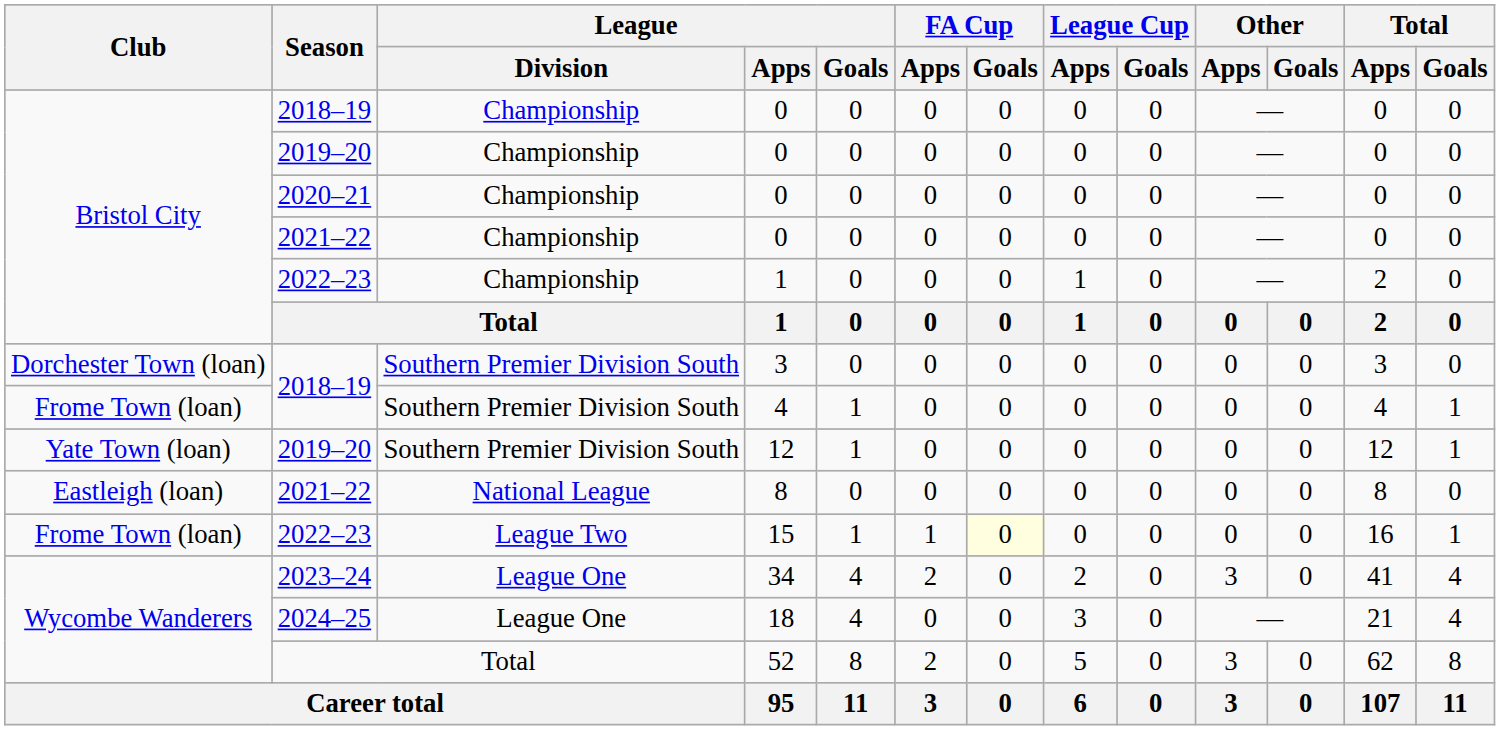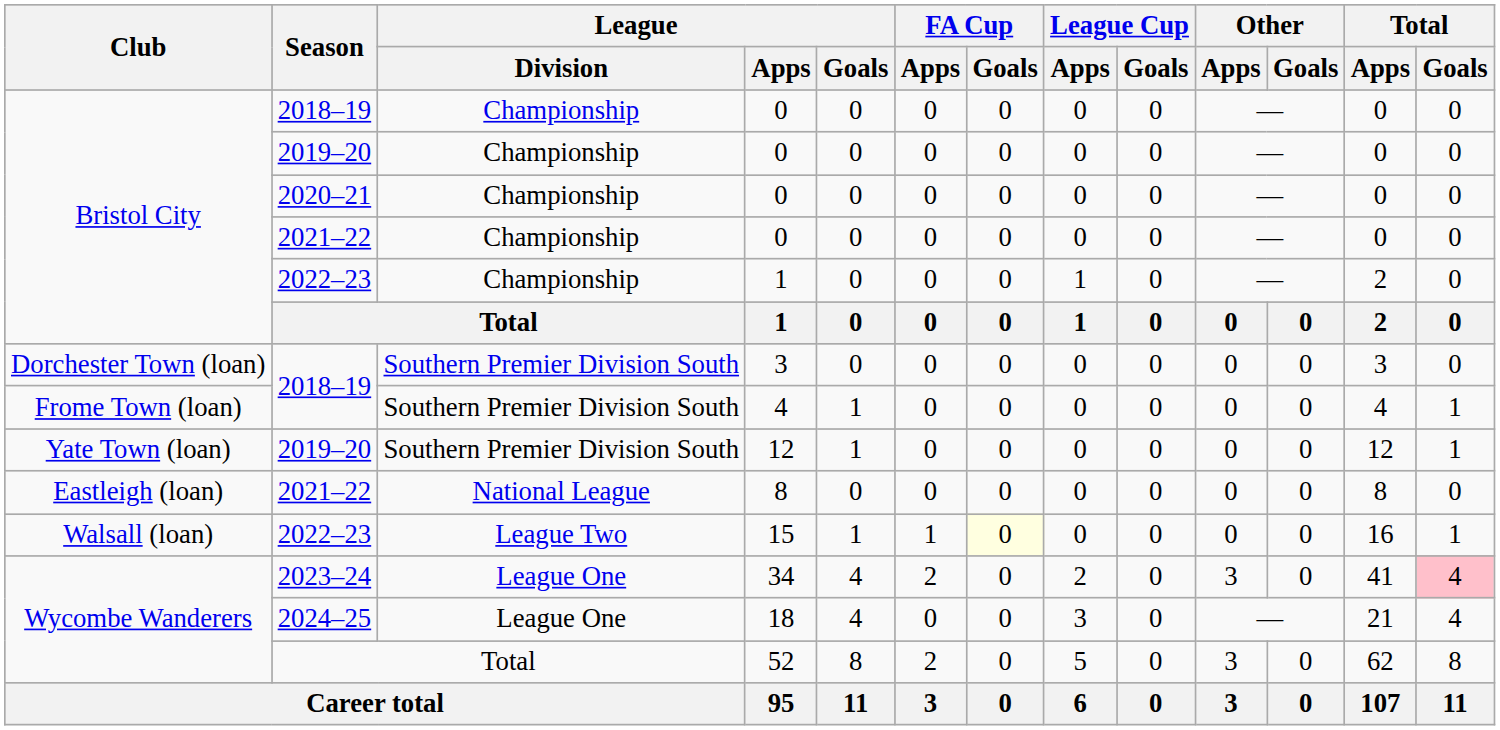(138, 534) Frome Town (loan) -> (138, 534) Walsall (loan)
(1455, 576) no background -> (1455, 576) pink background
